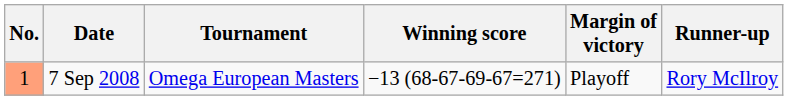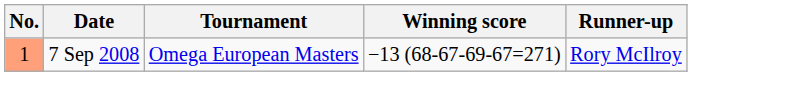- column: (614, 33)
